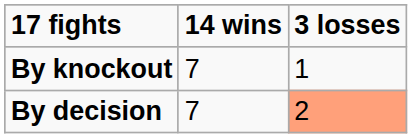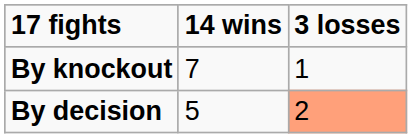(192, 111) 7 -> (192, 111) 5
